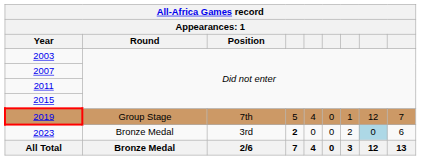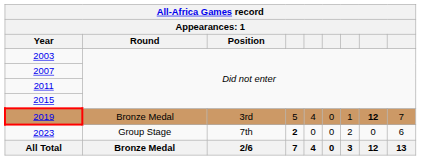(145, 117) Group Stage -> (145, 117) Bronze Medal
(246, 117) 7th -> (246, 117) 3rd
(373, 117) normal -> (373, 117) bold
(145, 133) Bronze Medal -> (145, 133) Group Stage
(246, 133) 3rd -> (246, 133) 7th
(373, 133) lightblue background -> (373, 133) no background
